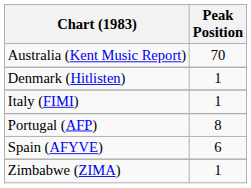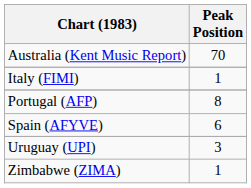- row: (67, 78)
+ row: (52, 147)
